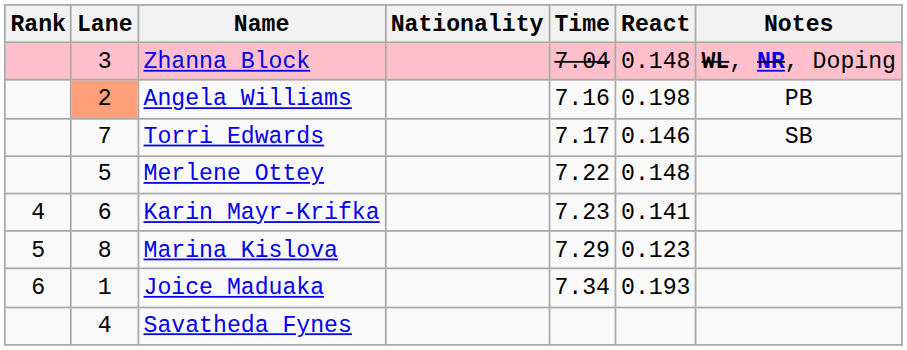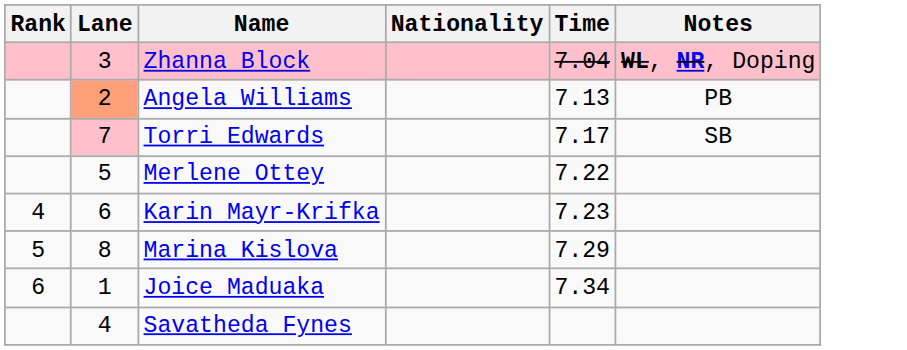- column: (656, 24)
(582, 99) 7.16 -> (582, 99) 7.13
(105, 137) no background -> (105, 137) pink background
